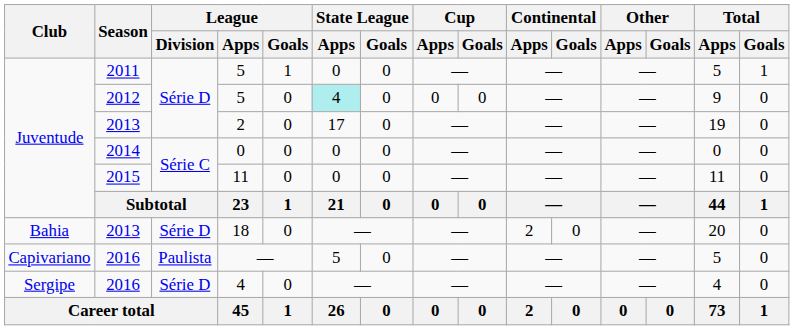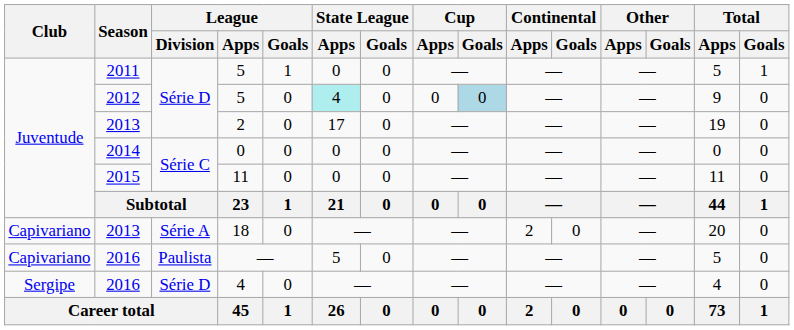(482, 97) no background -> (482, 97) lightblue background
(49, 230) Bahia -> (49, 230) Capivariano
(185, 230) Série D -> (185, 230) Série A
